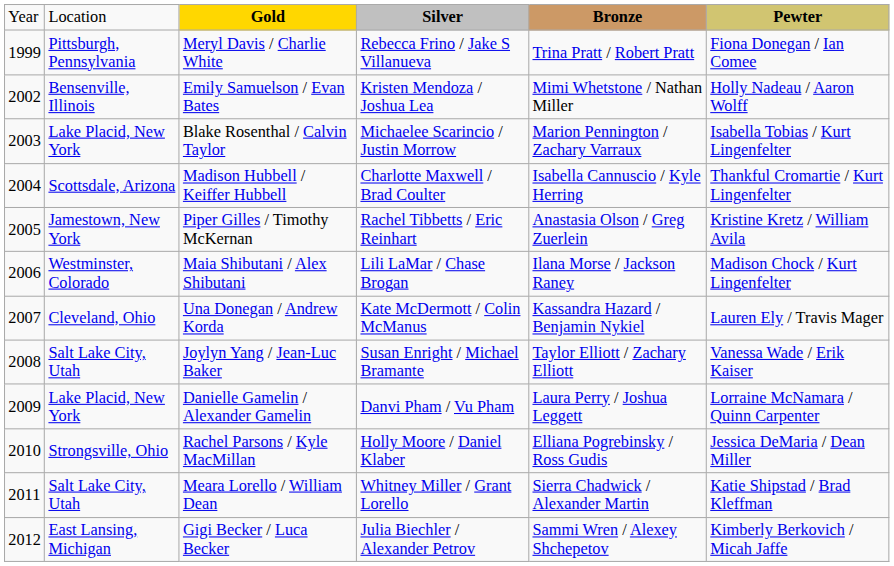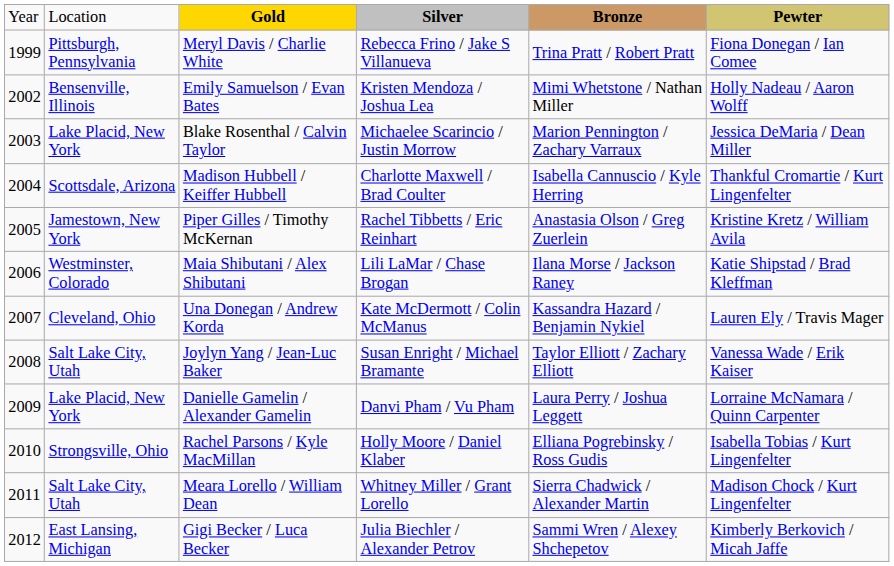(780, 140) Isabella Tobias / Kurt Lingenfelter -> (788, 140) Jessica DeMaria / Dean Miller
(783, 273) Madison Chock / Kurt Lingenfelter -> (780, 273) Katie Shipstad / Brad Kleffman
(788, 450) Jessica DeMaria / Dean Miller -> (780, 450) Isabella Tobias / Kurt Lingenfelter
(780, 494) Katie Shipstad / Brad Kleffman -> (783, 494) Madison Chock / Kurt Lingenfelter
